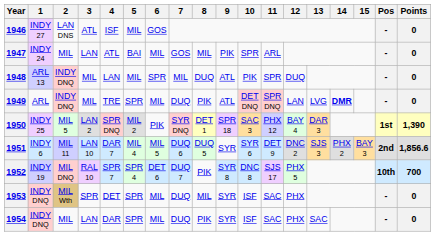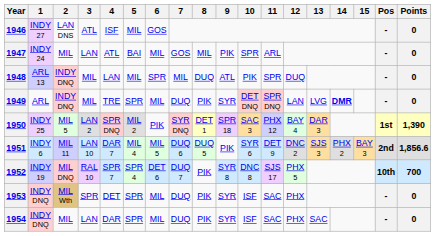(227, 101) ATL -> (227, 101) SYR
(227, 149) SYR -> (227, 149) PIK
(204, 196) MIL -> (204, 196) PIK
